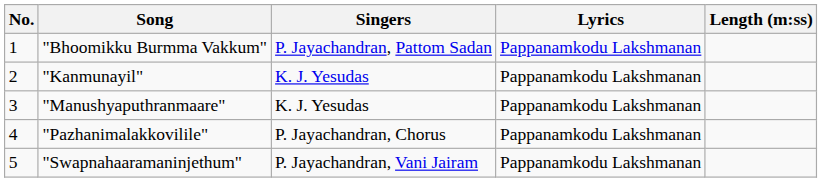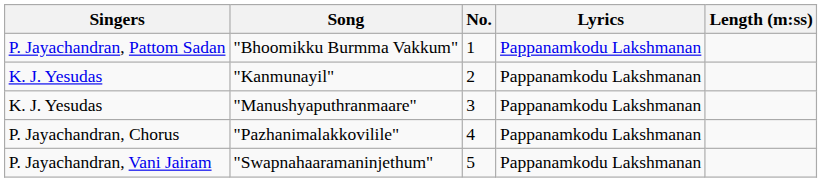columns swapped: (21, 19) <-> (384, 19)
